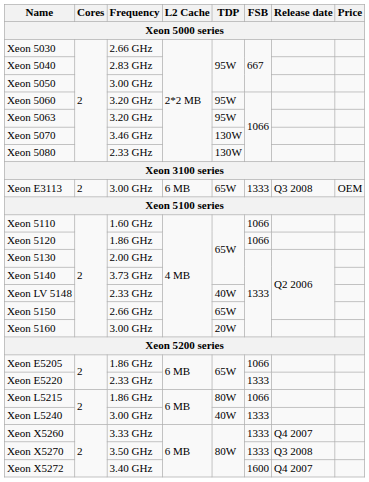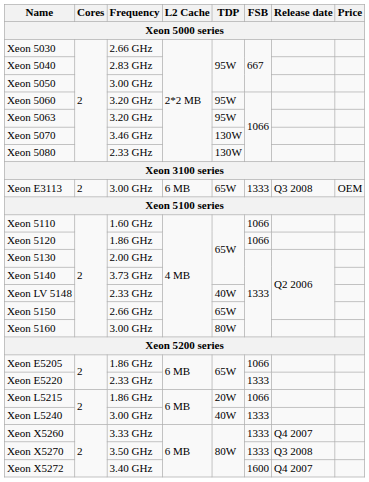(226, 328) 20W -> (226, 328) 80W
(226, 398) 80W -> (226, 398) 20W
